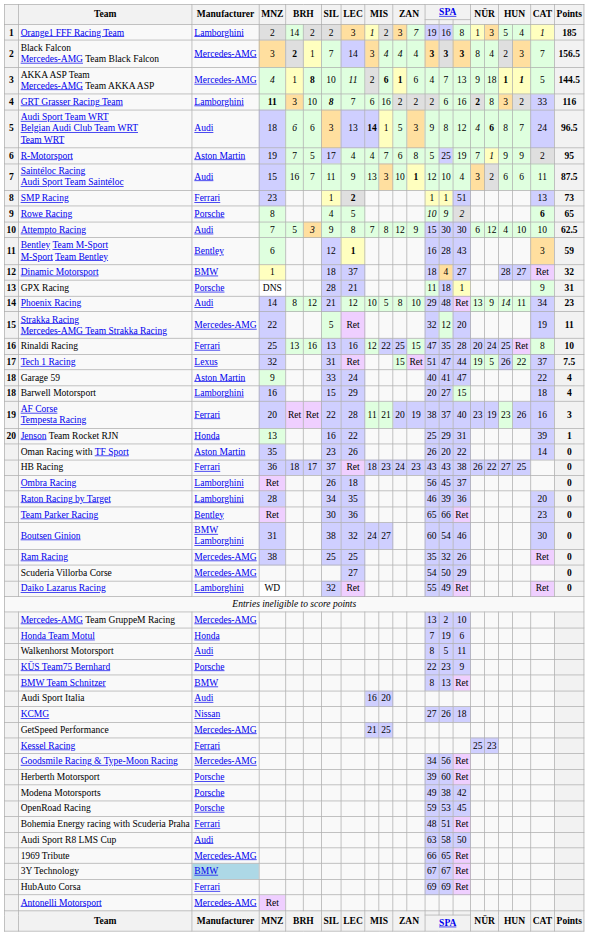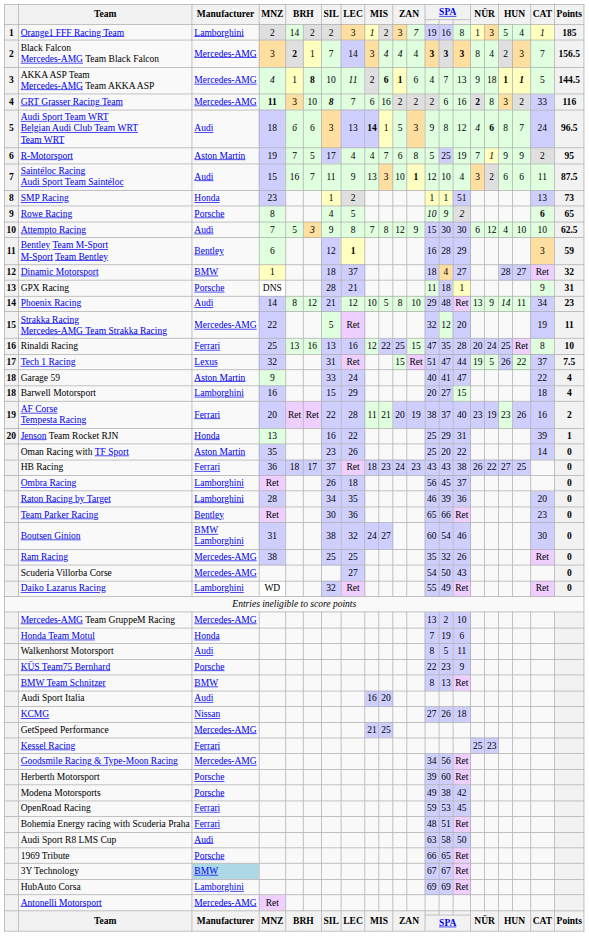(219, 101) Lamborghini -> (226, 101) Mercedes-AMG
(207, 198) Ferrari -> (207, 198) Honda
(353, 198) bold -> (353, 198) normal
(462, 250) 43 -> (462, 250) 29
(569, 414) 3 -> (569, 414) 2
(432, 451) 26 -> (432, 451) 25
(462, 572) 29 -> (462, 572) 43
(209, 808) Porsche -> (207, 808) Ferrari
(226, 855) Mercedes-AMG -> (209, 855) Porsche
(207, 886) Ferrari -> (219, 886) Lamborghini
